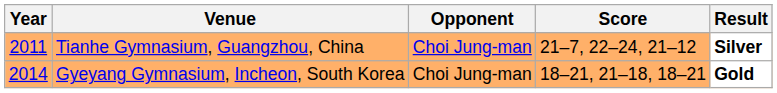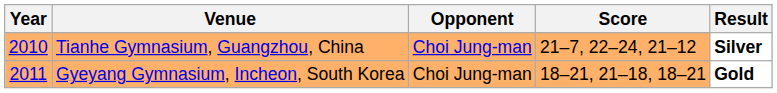(28, 47) 2011 -> (28, 47) 2010
(28, 74) 2014 -> (28, 74) 2011
